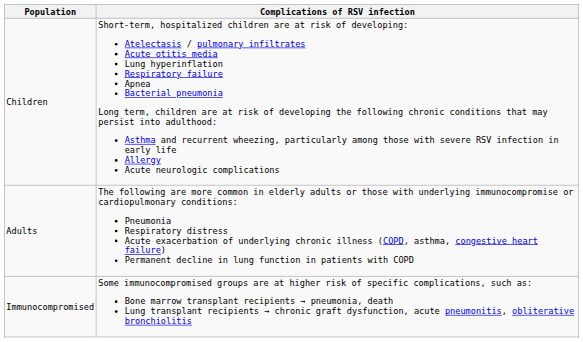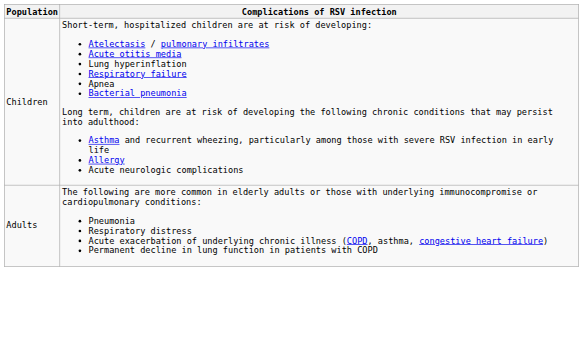- row: (50, 306)
